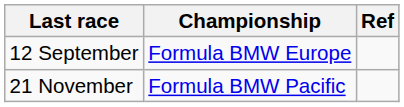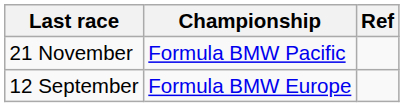rows swapped: (74, 53) <-> (71, 85)
